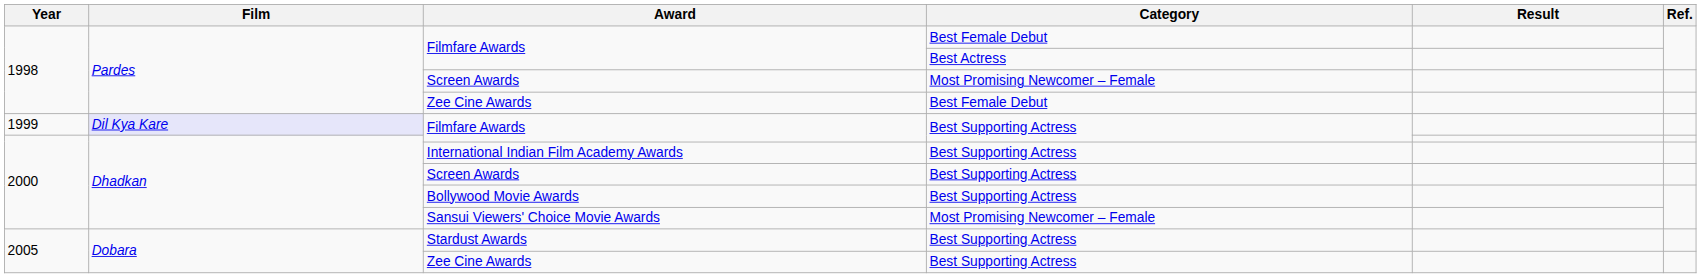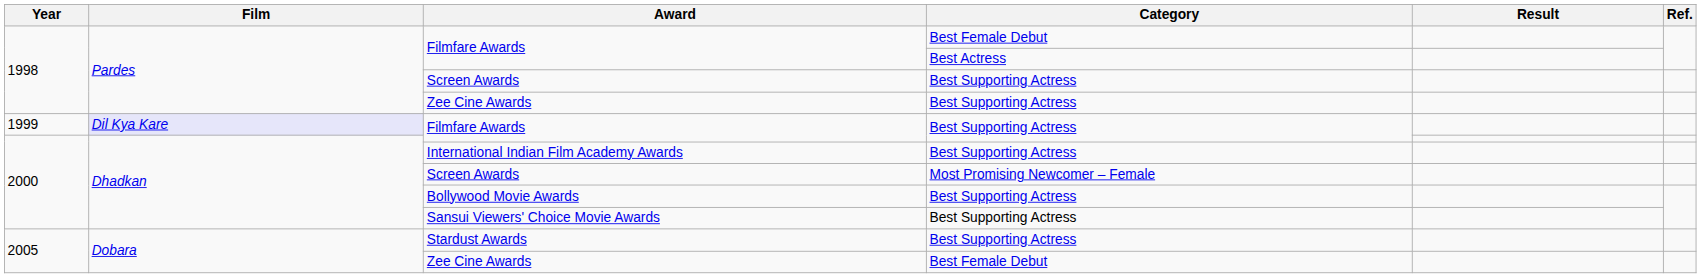(1042, 80) Most Promising Newcomer – Female -> (1003, 80) Best Supporting Actress
(988, 102) Best Female Debut -> (1003, 102) Best Supporting Actress
(1003, 174) Best Supporting Actress -> (1042, 174) Most Promising Newcomer – Female
(1042, 218) Most Promising Newcomer – Female -> (1003, 218) Best Supporting Actress
(1003, 261) Best Supporting Actress -> (988, 261) Best Female Debut
